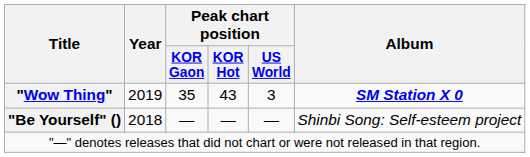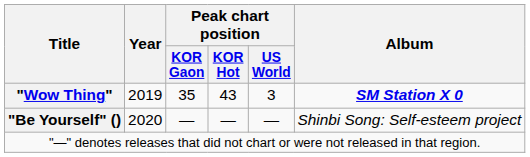(145, 119) 2018 -> (145, 119) 2020
